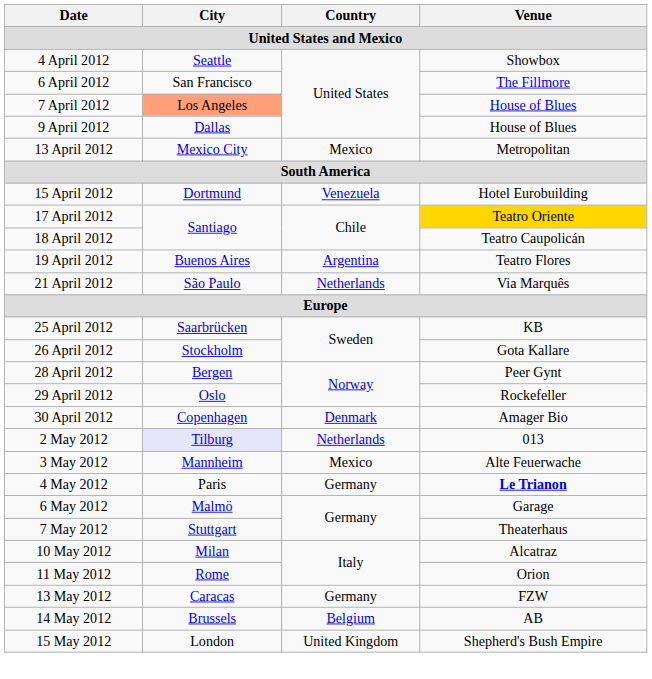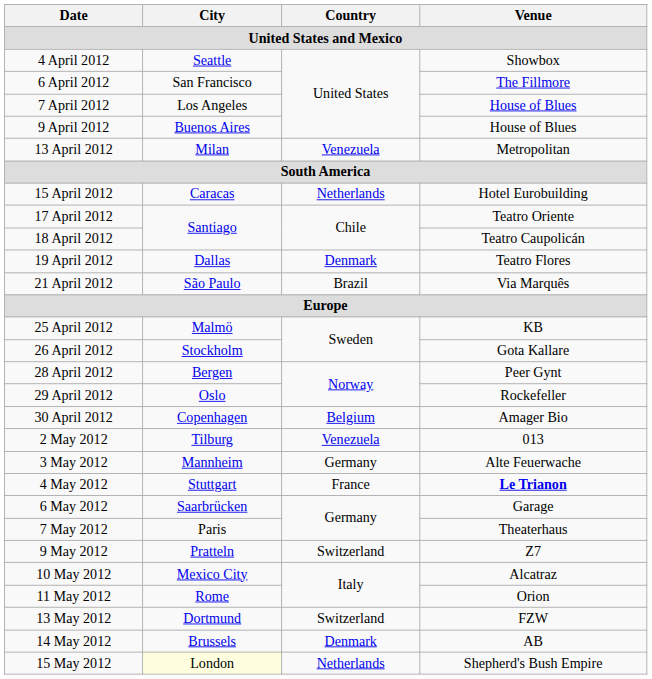(212, 104) lightsalmon background -> (212, 104) no background
(212, 127) Dallas -> (212, 127) Buenos Aires
(212, 149) Mexico City -> (212, 149) Milan
(351, 149) Mexico -> (351, 149) Venezuela
(212, 194) Dortmund -> (212, 194) Caracas
(351, 194) Venezuela -> (351, 194) Netherlands
(533, 216) gold background -> (533, 216) no background
(212, 261) Buenos Aires -> (212, 261) Dallas
(351, 261) Argentina -> (351, 261) Denmark
(351, 283) Netherlands -> (351, 283) Brazil
(212, 328) Saarbrücken -> (212, 328) Malmö
(351, 417) Denmark -> (351, 417) Belgium
(212, 439) lavender background -> (212, 439) no background
(351, 439) Netherlands -> (351, 439) Venezuela
(351, 462) Mexico -> (351, 462) Germany
(212, 484) Paris -> (212, 484) Stuttgart
(351, 484) Germany -> (351, 484) France
(212, 506) Malmö -> (212, 506) Saarbrücken
(212, 529) Stuttgart -> (212, 529) Paris
+ row: (74, 551)
(212, 551) Milan -> (212, 573) Mexico City
(212, 596) Caracas -> (212, 618) Dortmund
(351, 596) Germany -> (351, 618) Switzerland
(351, 618) Belgium -> (351, 640) Denmark
(212, 640) no background -> (212, 663) lightyellow background
(351, 640) United Kingdom -> (351, 663) Netherlands
